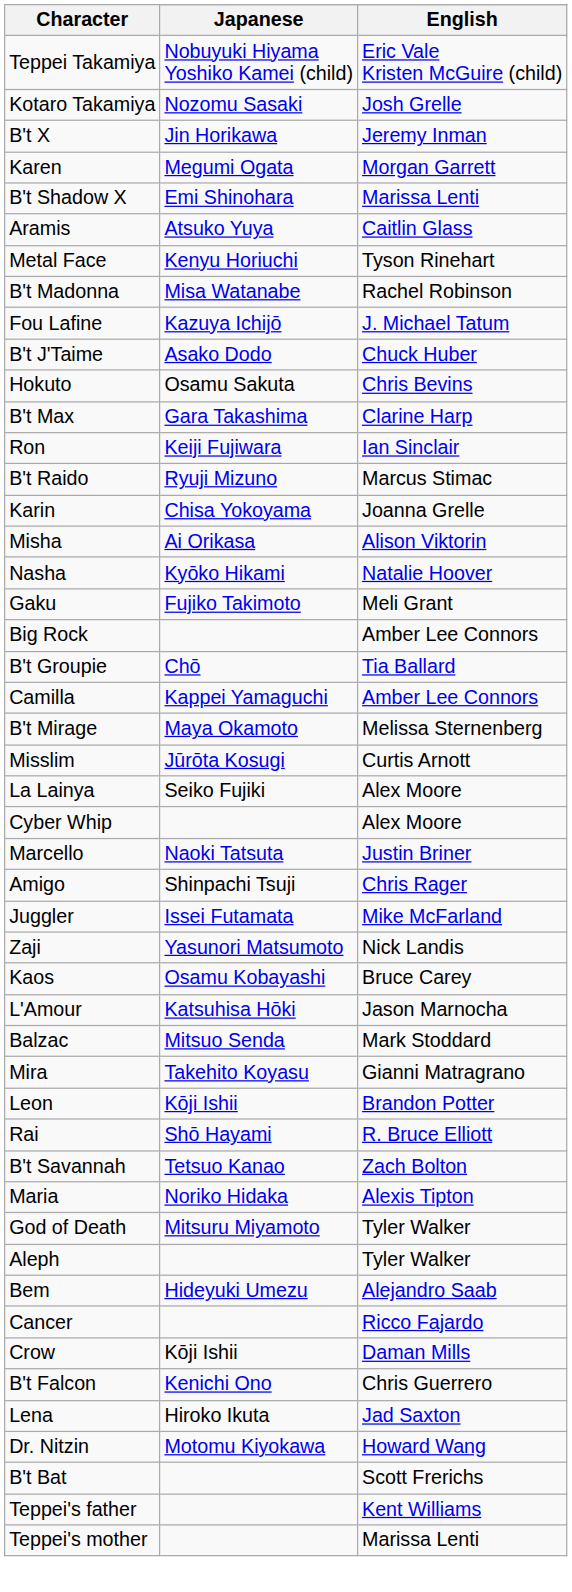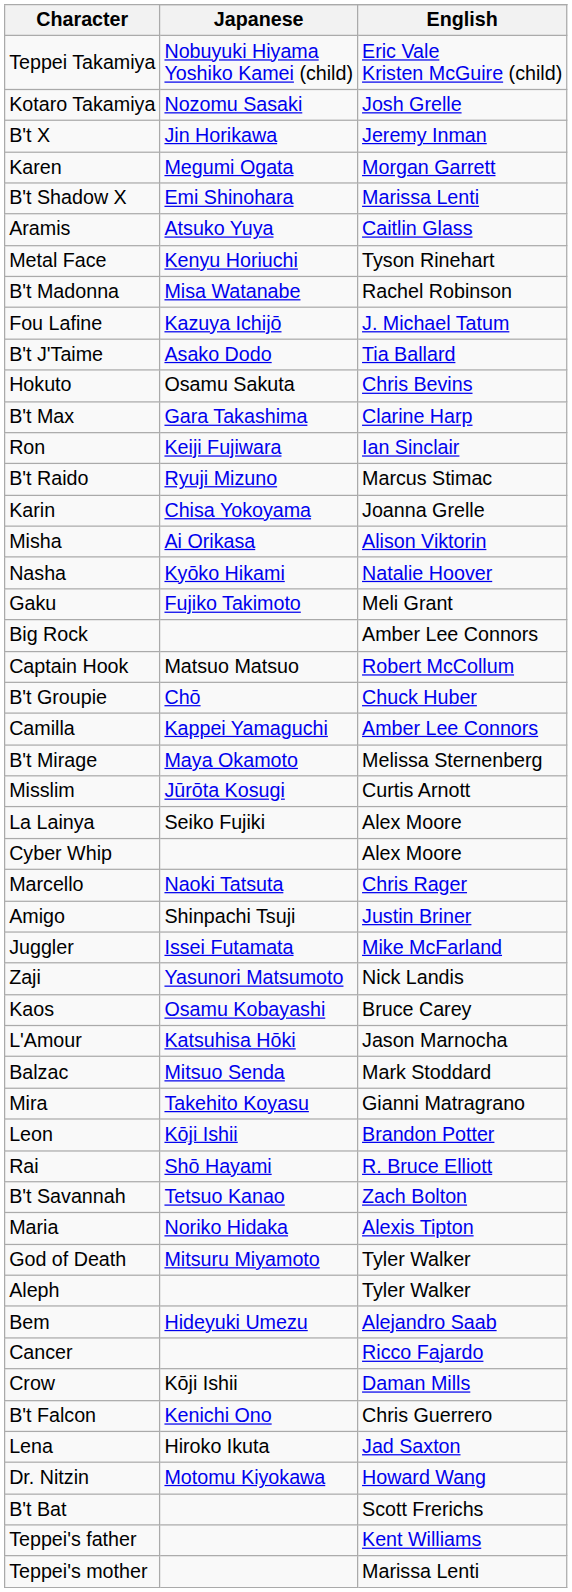(419, 354) Chuck Huber -> (409, 354) Tia Ballard
+ row: (69, 666)
(409, 666) Tia Ballard -> (419, 697) Chuck Huber
(417, 853) Justin Briner -> (415, 884) Chris Rager
(415, 884) Chris Rager -> (417, 916) Justin Briner
